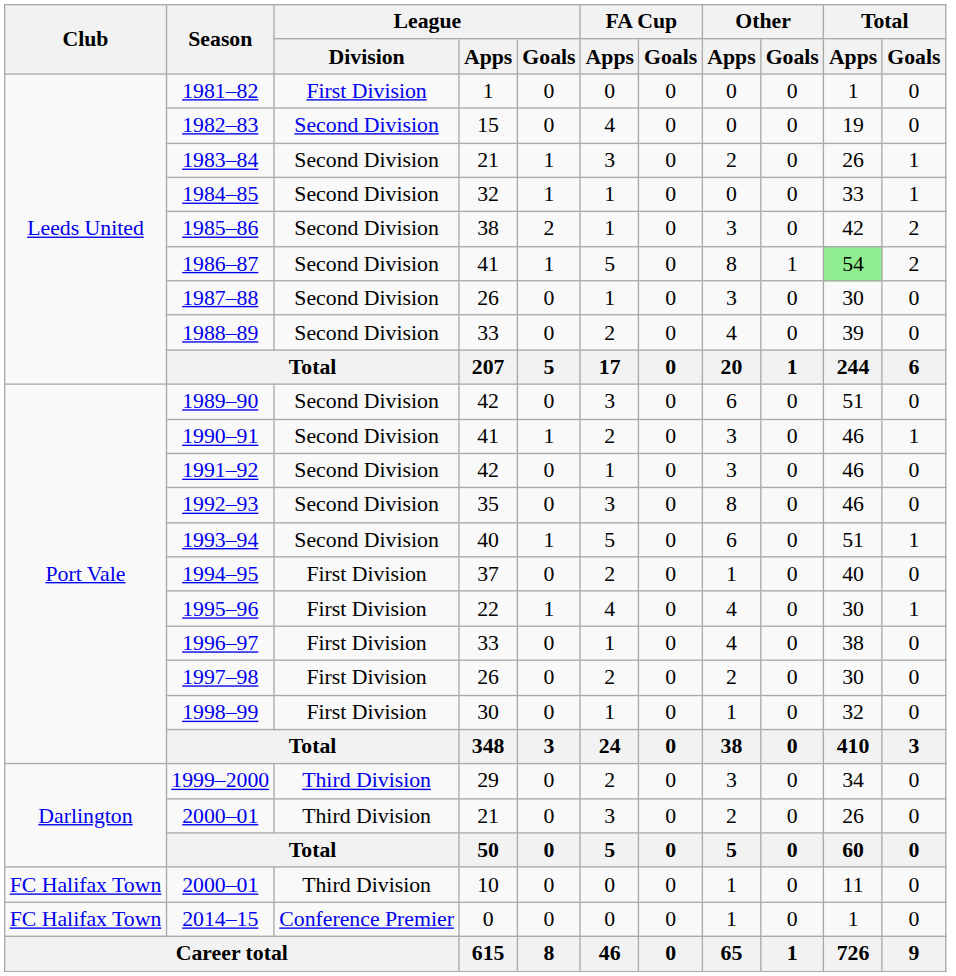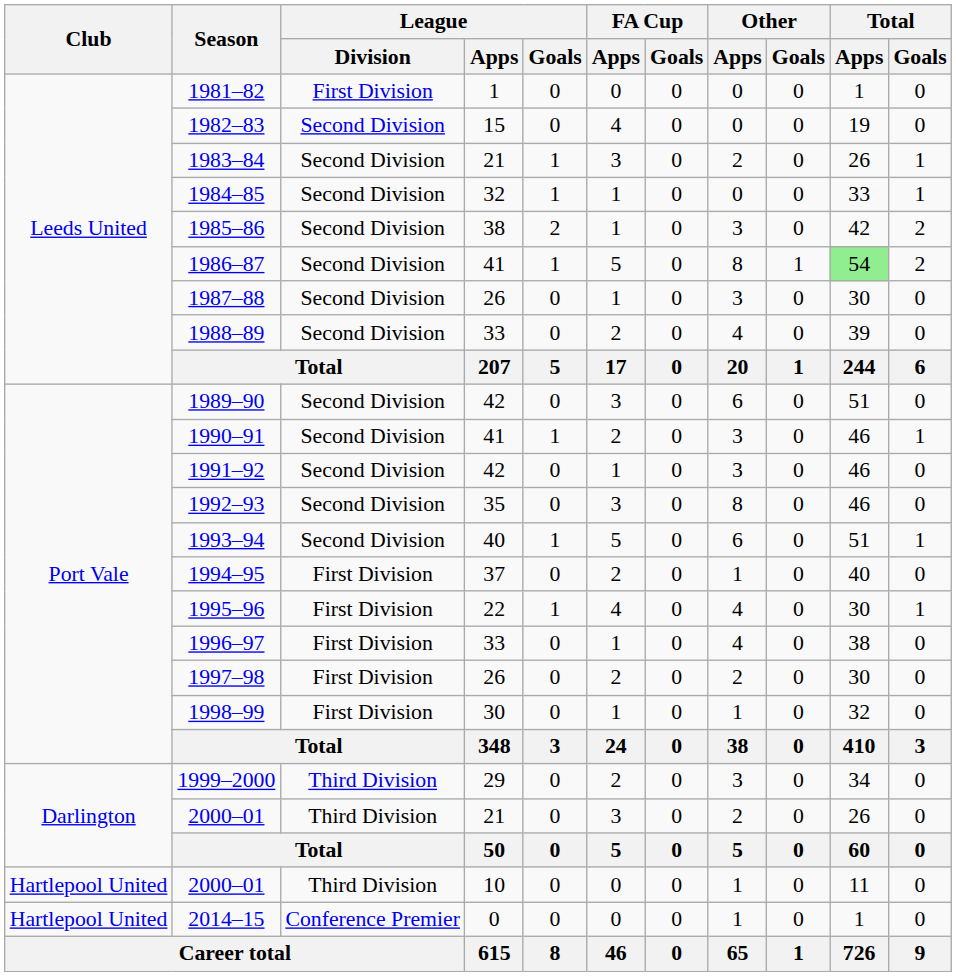(85, 884) FC Halifax Town -> (89, 884) Hartlepool United
(85, 919) FC Halifax Town -> (89, 919) Hartlepool United
